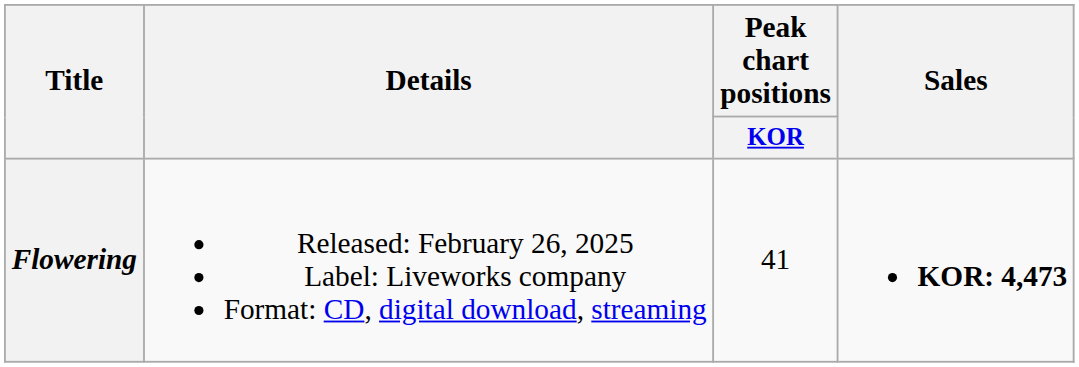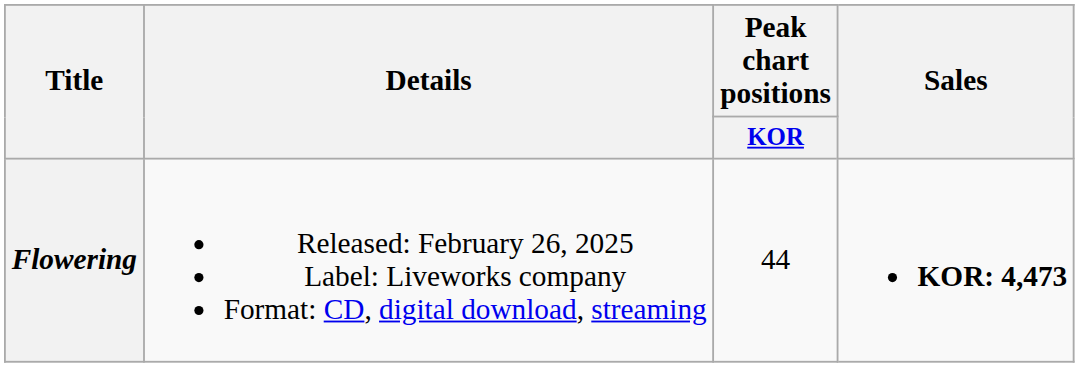(776, 259) 41 -> (776, 259) 44
